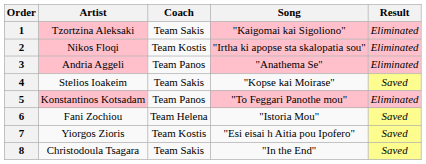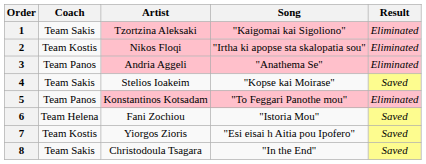columns swapped: (179, 13) <-> (93, 13)
